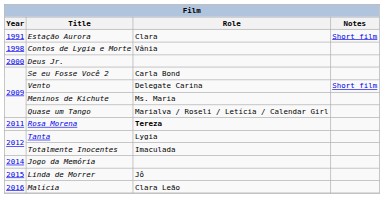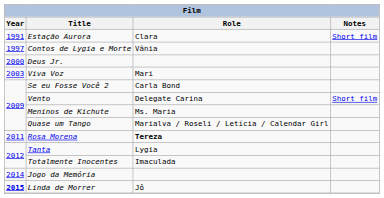(15, 48) 1998 -> (15, 48) 1997
+ row: (46, 73)
(15, 174) normal -> (15, 186) bold
- row: (44, 186)
